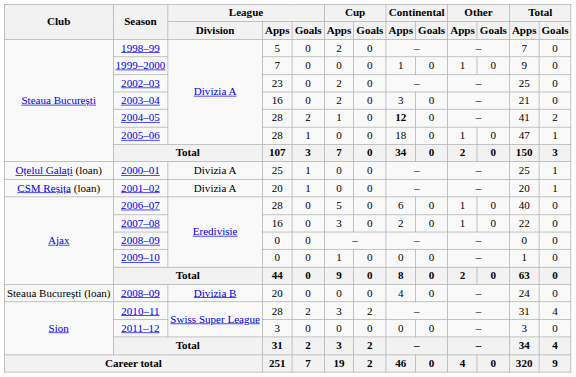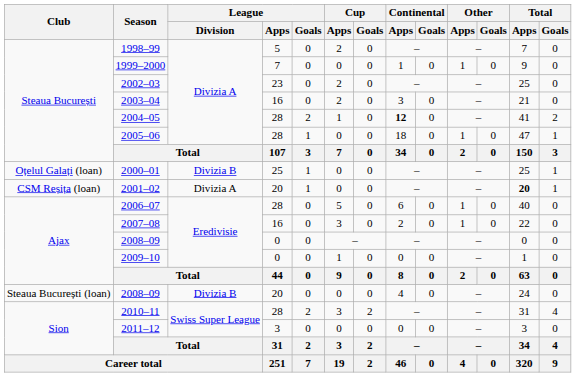(215, 170) Divizia A -> (215, 170) Divizia B
(524, 188) normal -> (524, 188) bold
